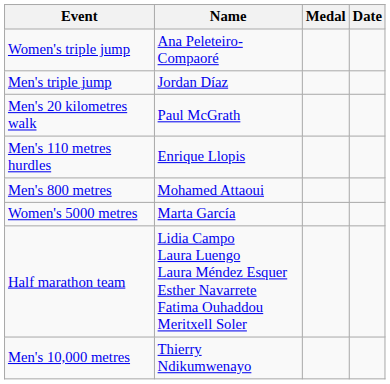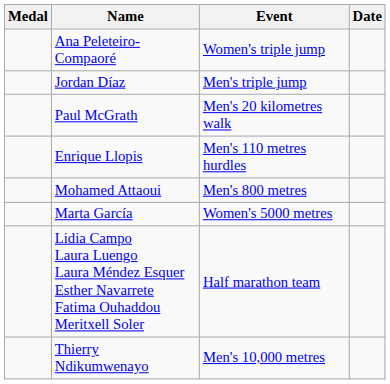columns swapped: (326, 17) <-> (79, 17)
